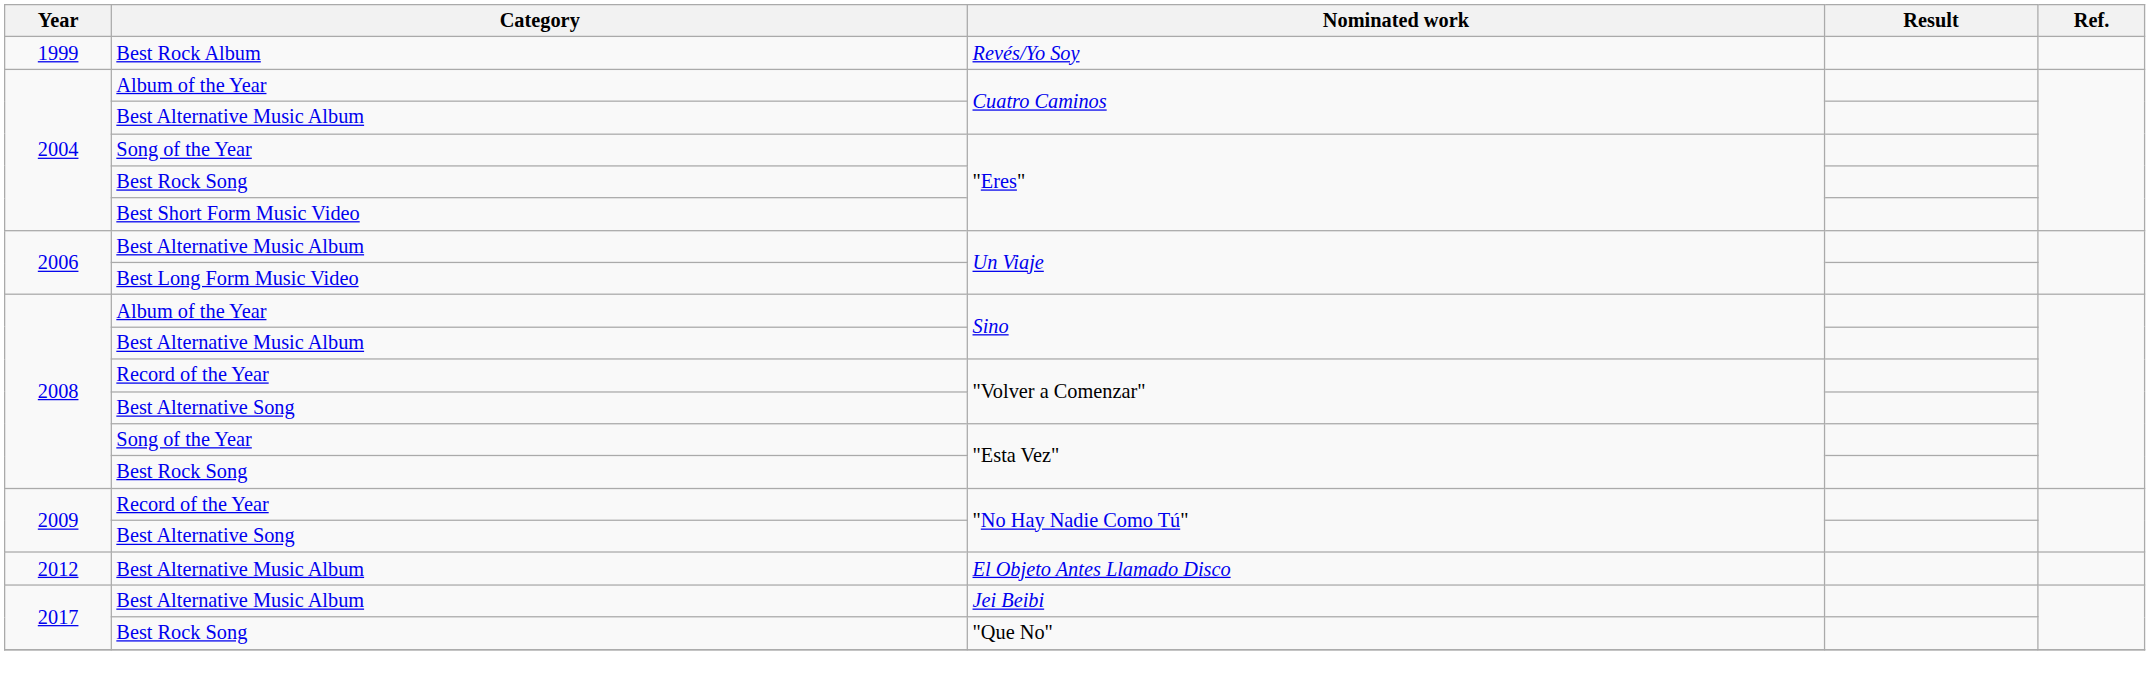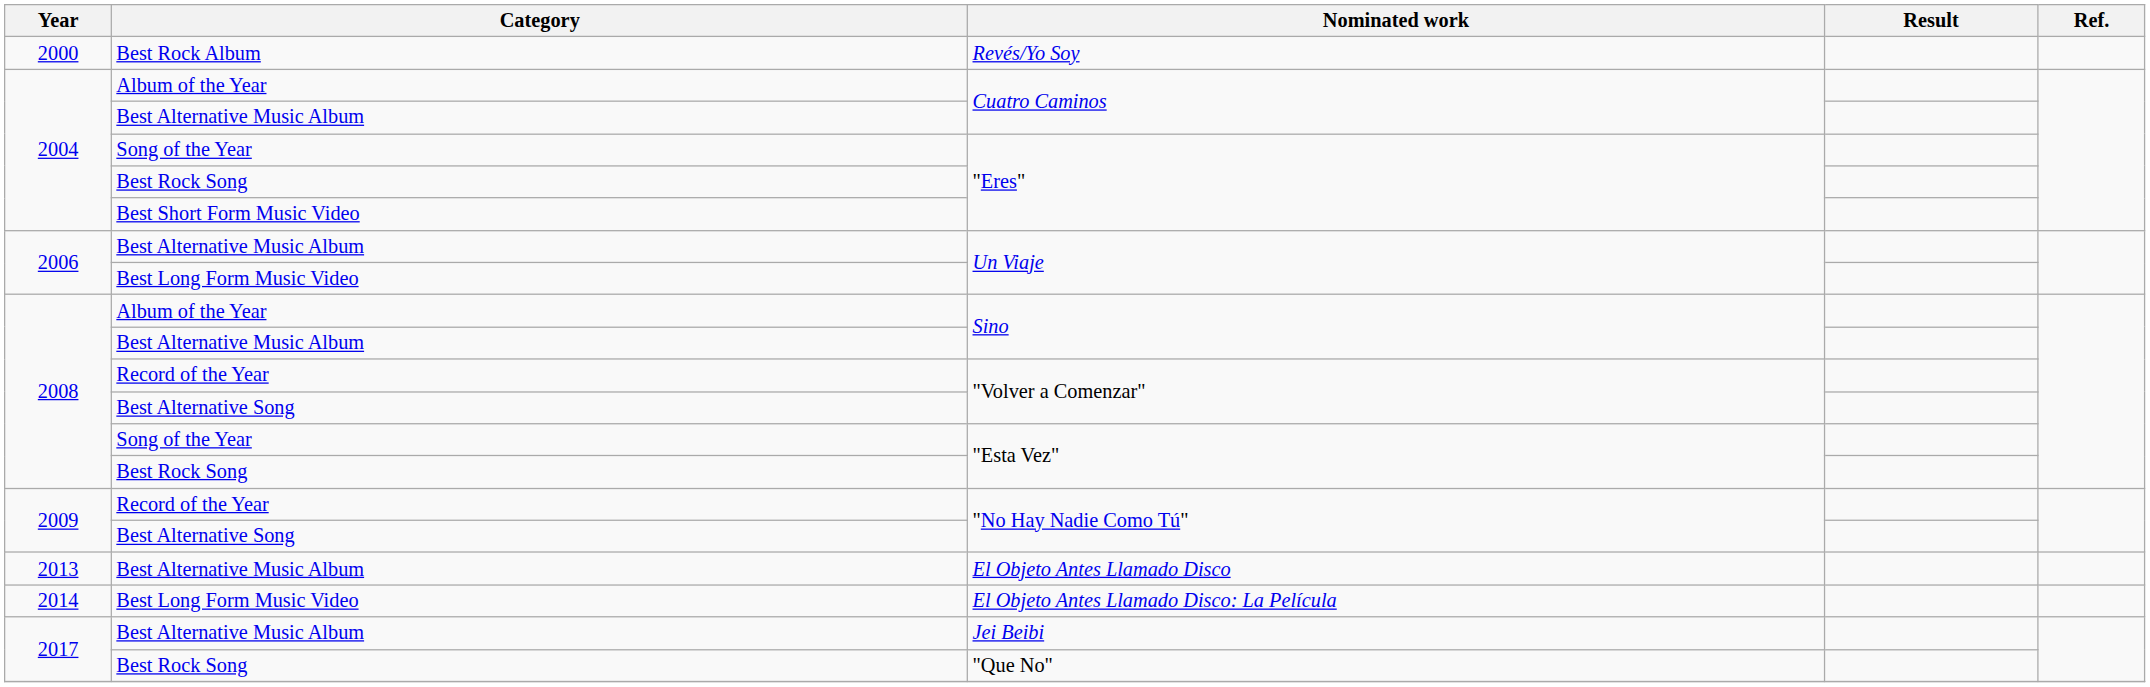(58, 52) 1999 -> (58, 52) 2000
(58, 568) 2012 -> (58, 568) 2013
+ row: (237, 600)
